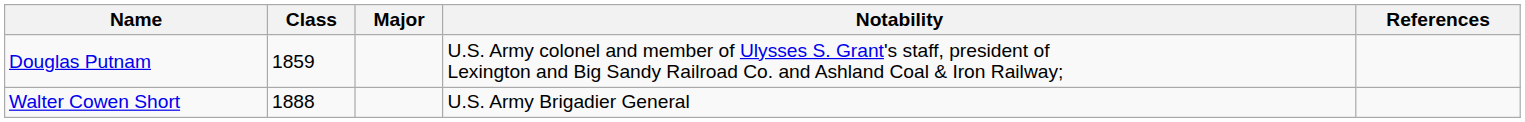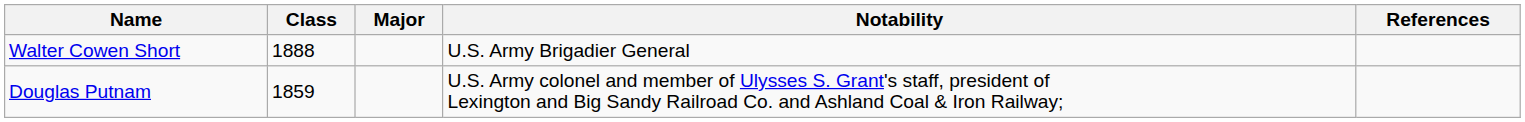rows swapped: (80, 60) <-> (95, 102)
